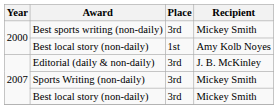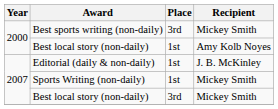(175, 63) 3rd -> (174, 63) 1st
(175, 79) 3rd -> (174, 79) 1st
